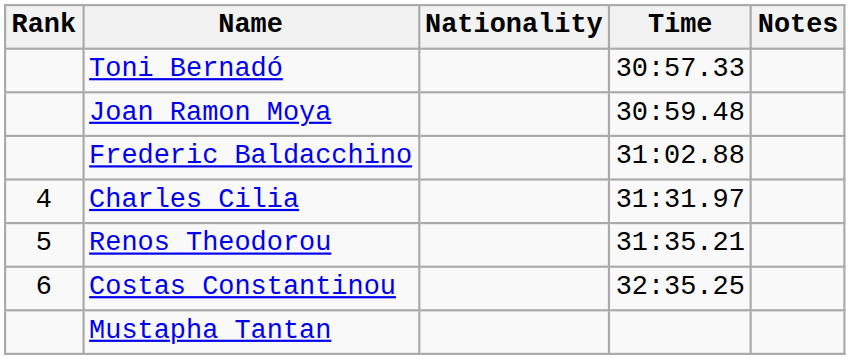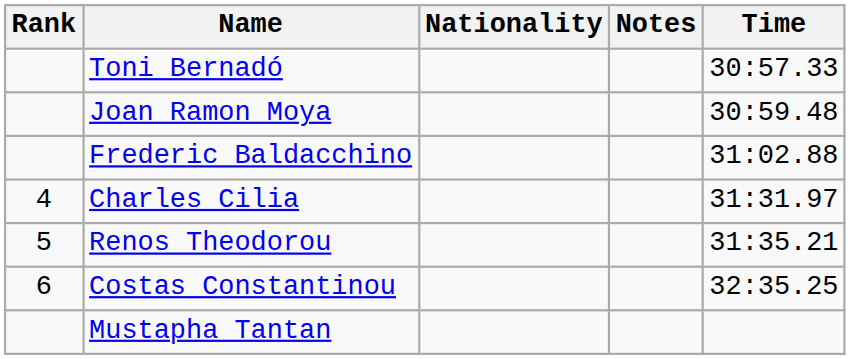columns swapped: (680, 27) <-> (798, 27)
